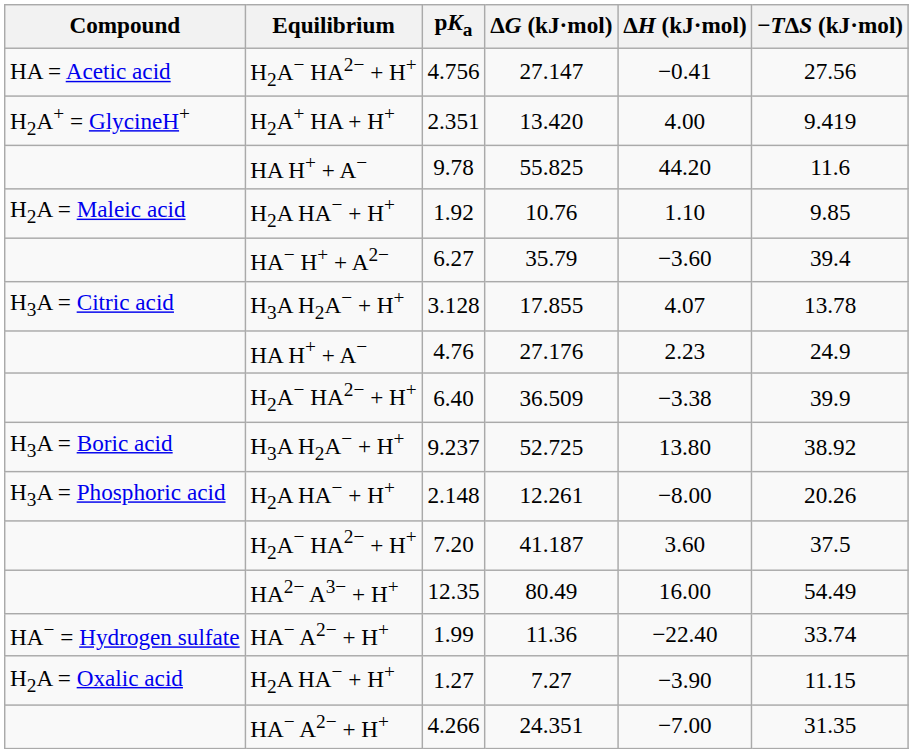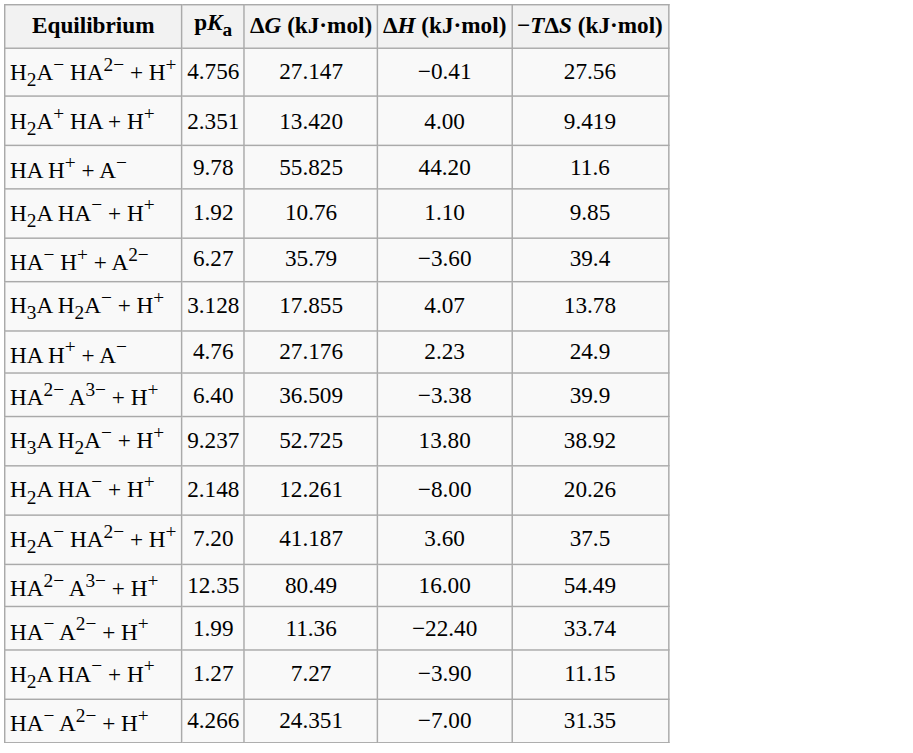- column: (125, 25)
(334, 397) H2A− HA2− + H+ -> (84, 394) HA2− A3− + H+
